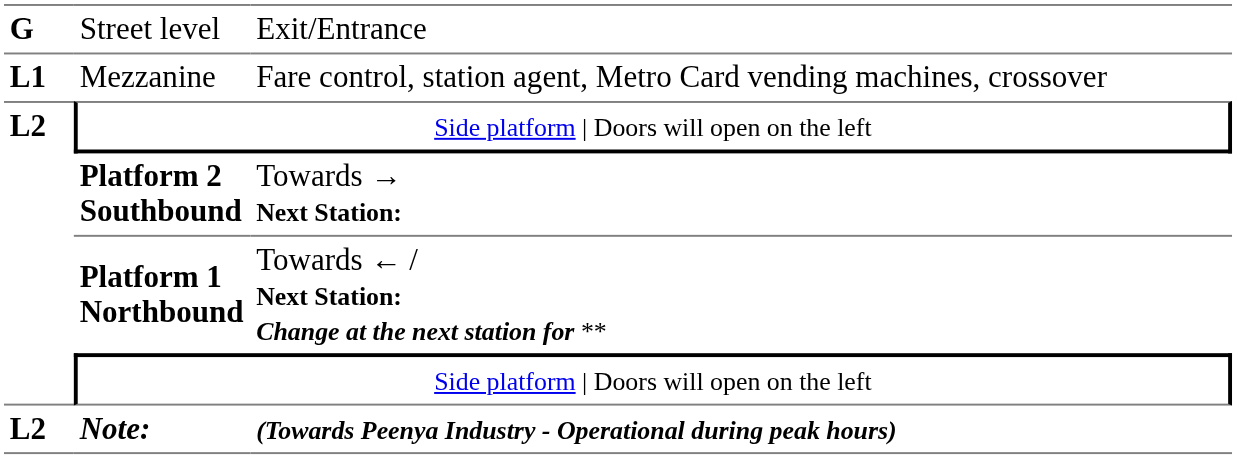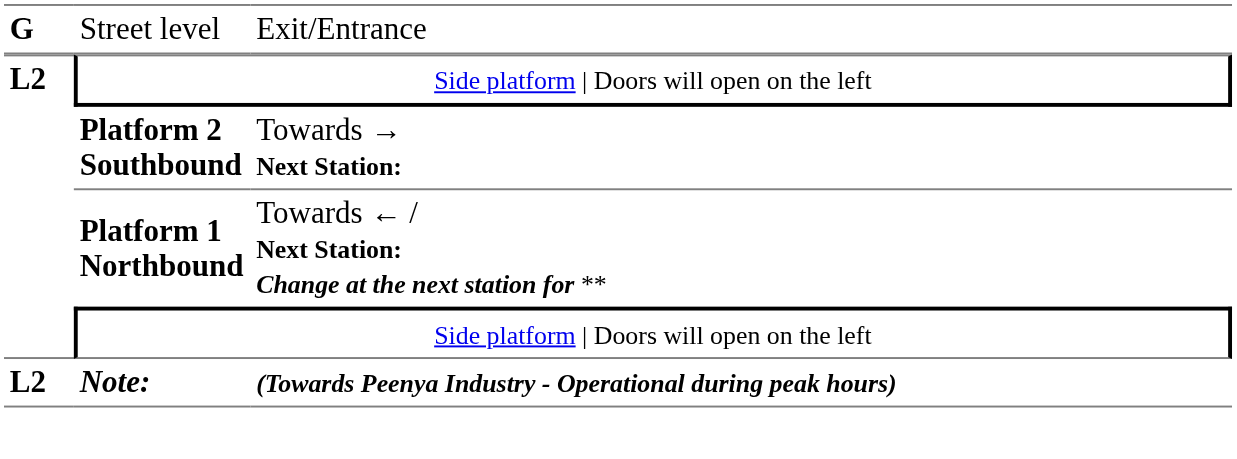- row: (148, 77)
